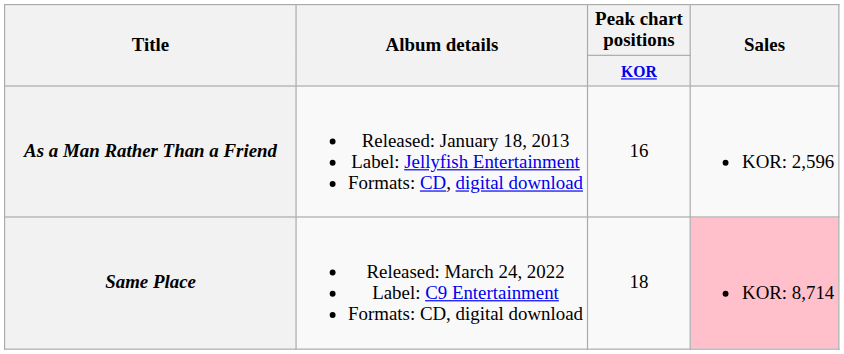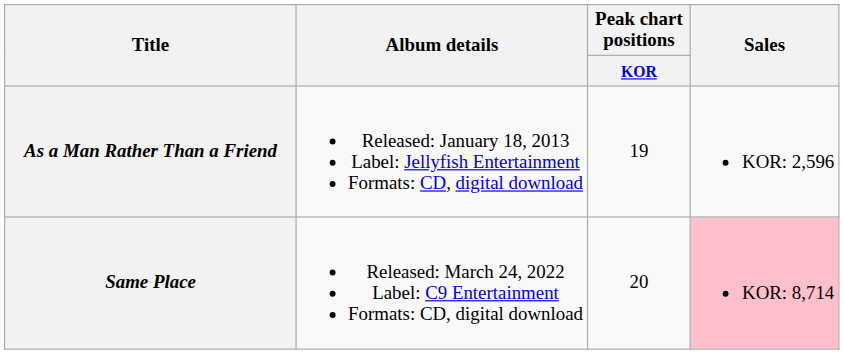(639, 151) 16 -> (639, 151) 19
(639, 282) 18 -> (639, 282) 20
